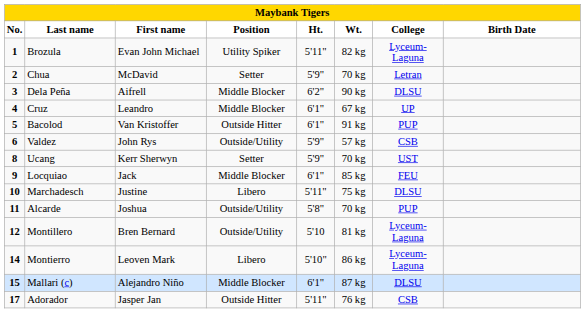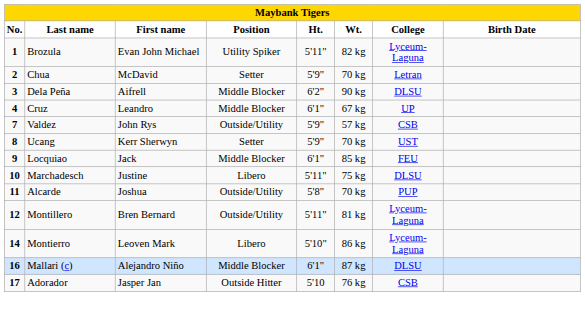- row: (45, 125)
(15, 141) 6 -> (15, 125) 7
(316, 231) 5'10 -> (316, 214) 5'11"
(15, 282) 15 -> (15, 266) 16
(316, 299) 5'11" -> (316, 282) 5'10
